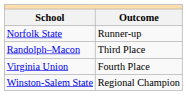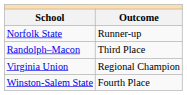(124, 66) Fourth Place -> (139, 66) Regional Champion
(139, 82) Regional Champion -> (124, 82) Fourth Place
